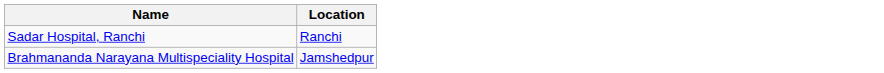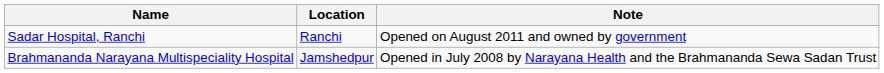+ column: (628, 15)
